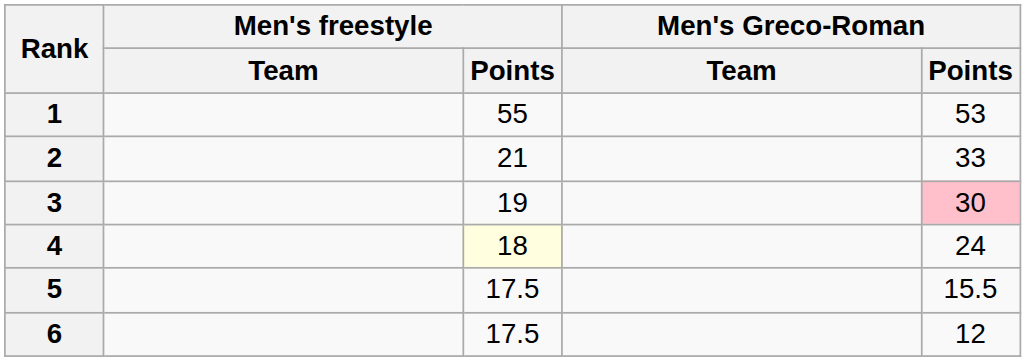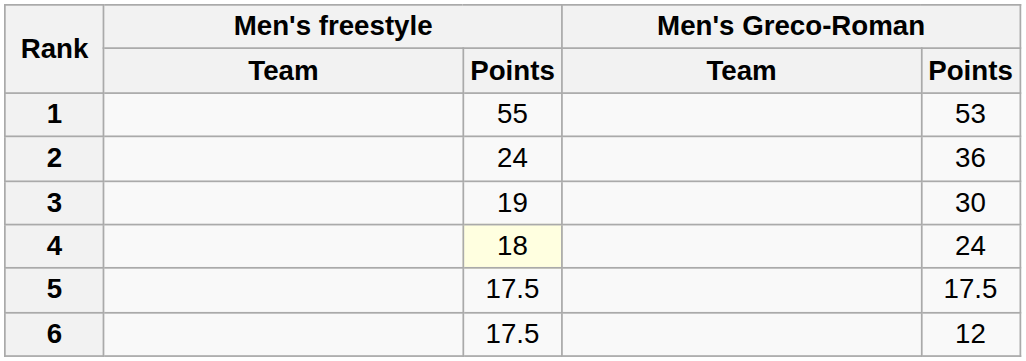(512, 158) 21 -> (512, 158) 24
(971, 158) 33 -> (971, 158) 36
(971, 202) pink background -> (971, 202) no background
(971, 289) 15.5 -> (971, 289) 17.5
